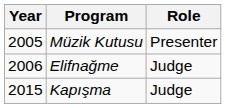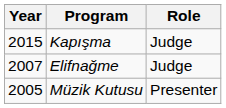rows swapped: (96, 41) <-> (80, 90)
(25, 66) 2006 -> (25, 66) 2007
